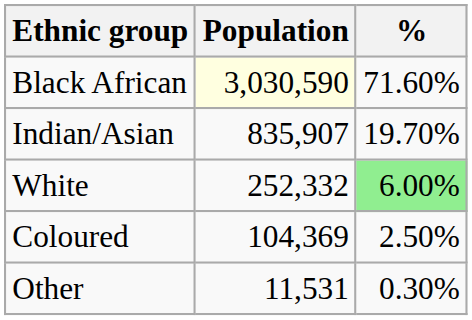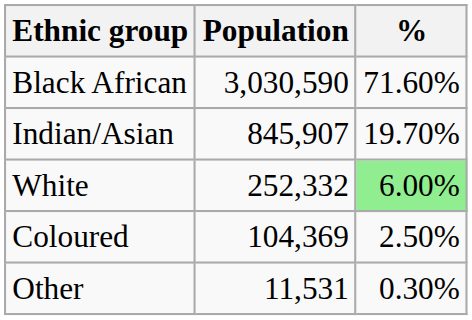(286, 82) lightyellow background -> (286, 82) no background
(298, 133) 835,907 -> (298, 133) 845,907
